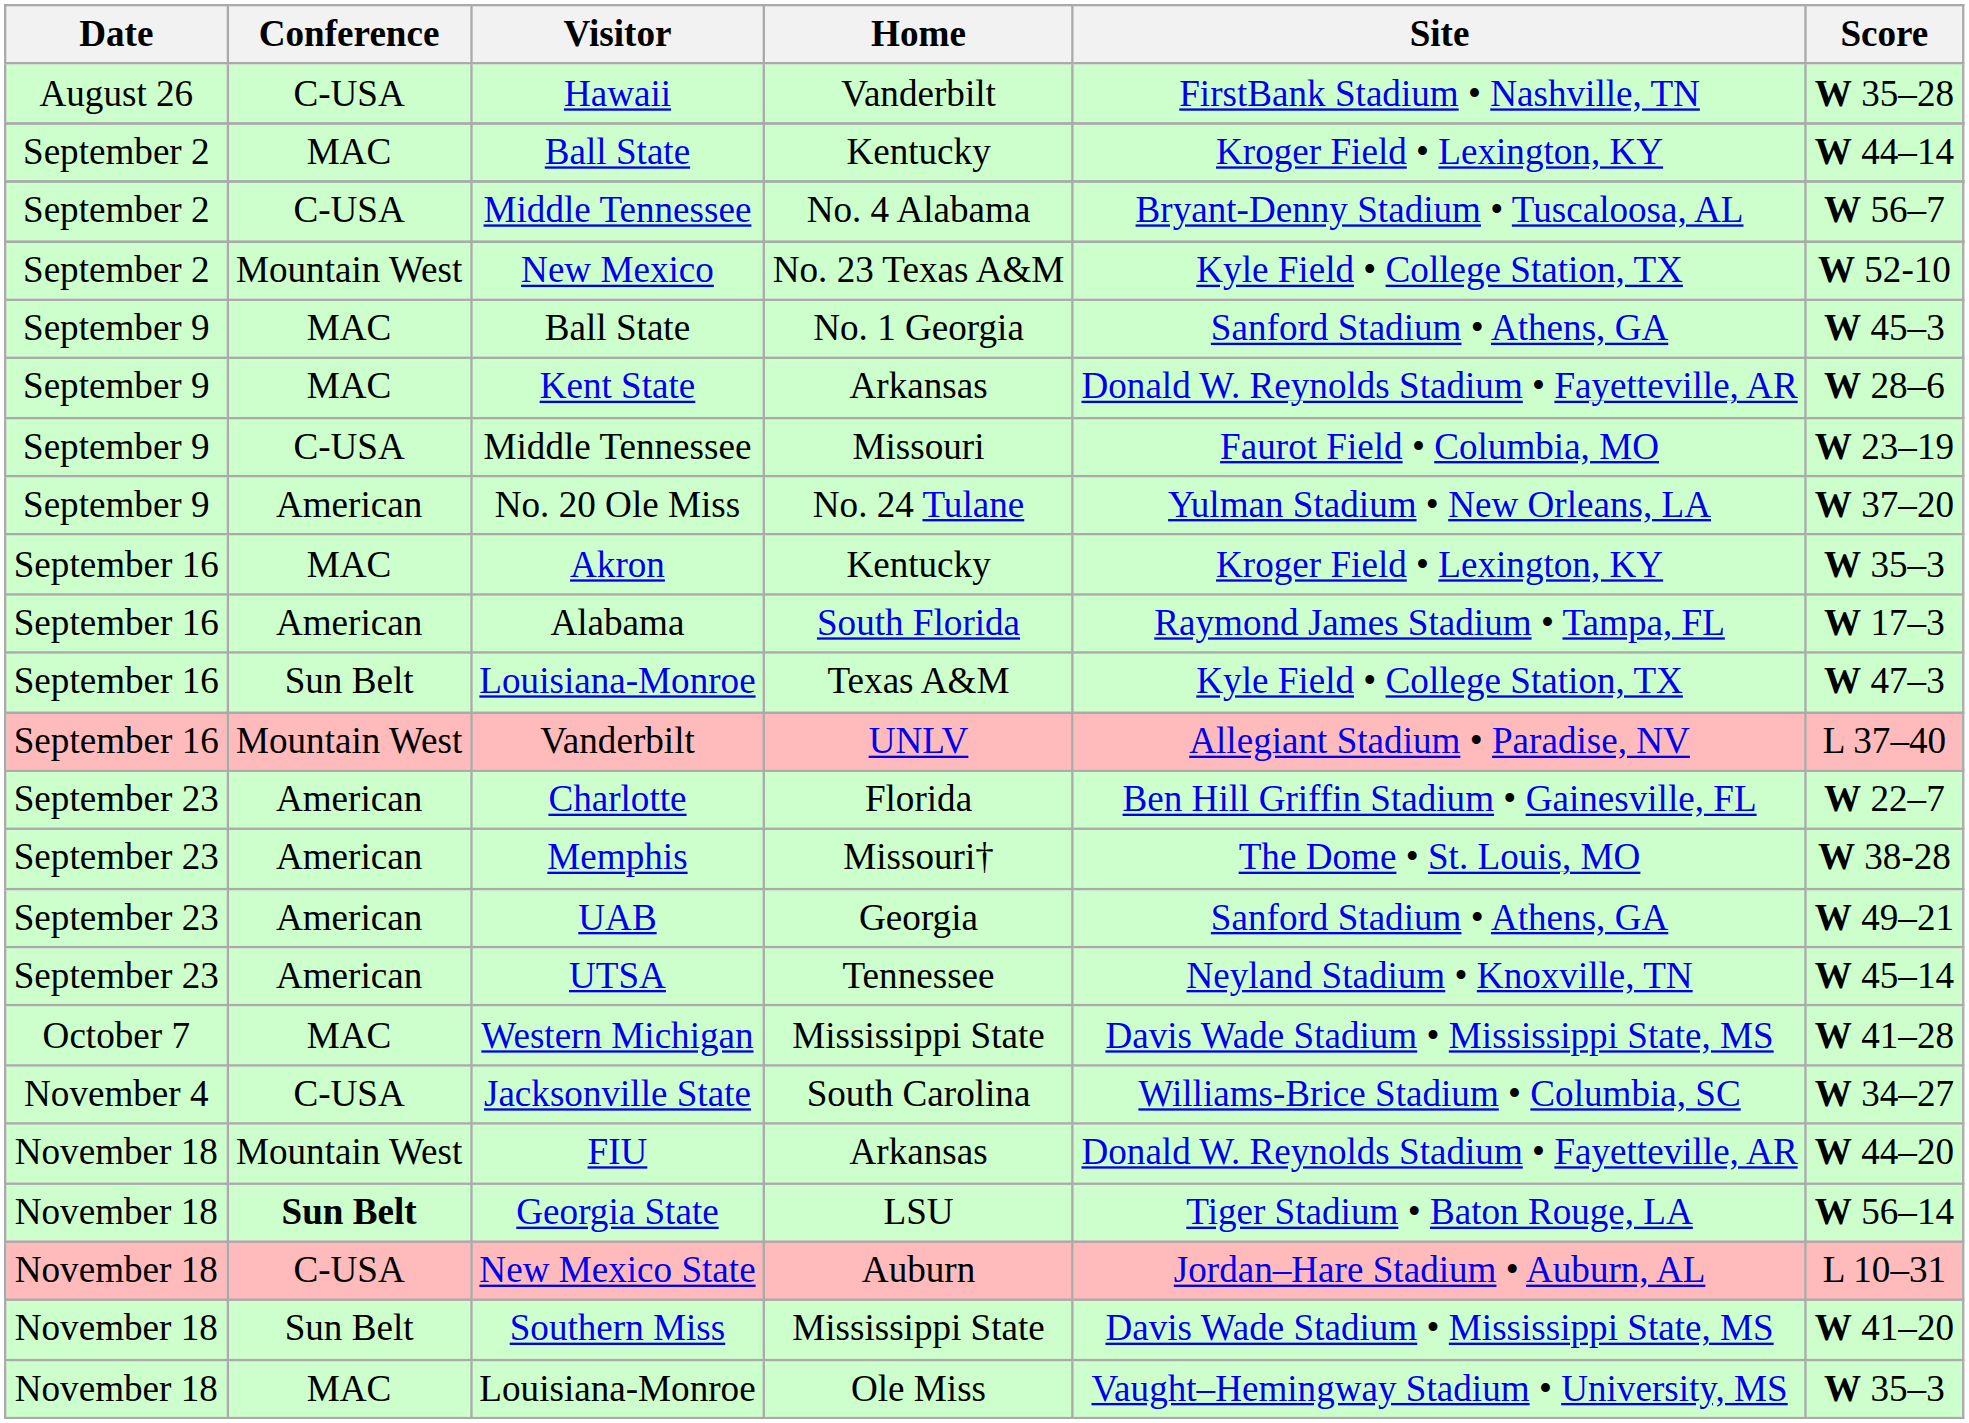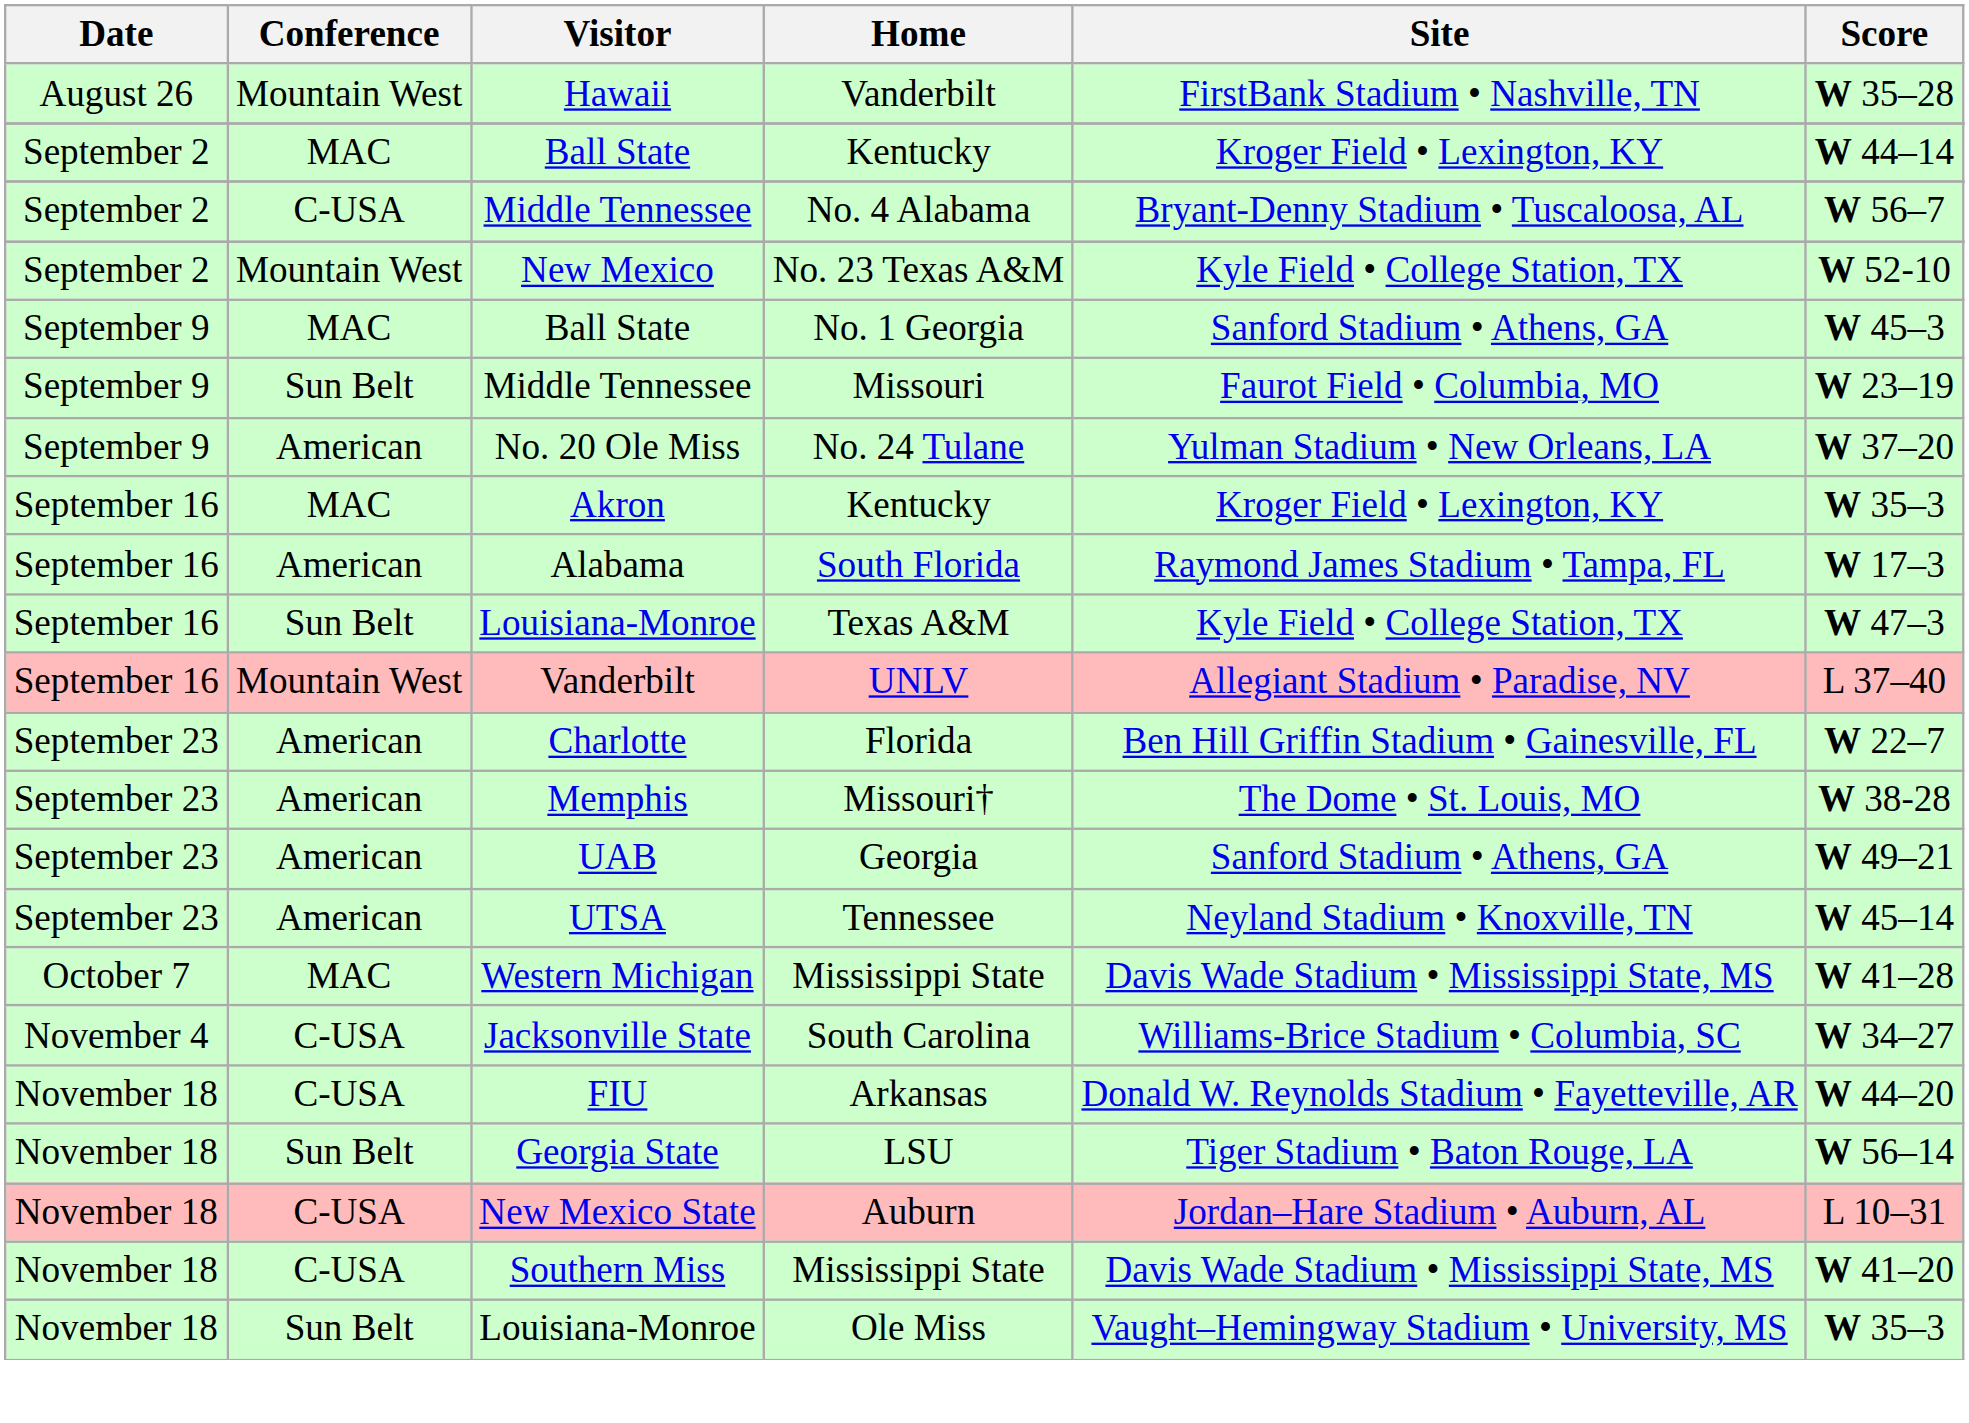(349, 92) C-USA -> (349, 92) Mountain West
- row: (617, 387)
(349, 446) C-USA -> (349, 387) Sun Belt
(349, 1152) Mountain West -> (349, 1093) C-USA
(349, 1211) bold -> (349, 1152) normal
(349, 1329) Sun Belt -> (349, 1270) C-USA
(349, 1387) MAC -> (349, 1329) Sun Belt
